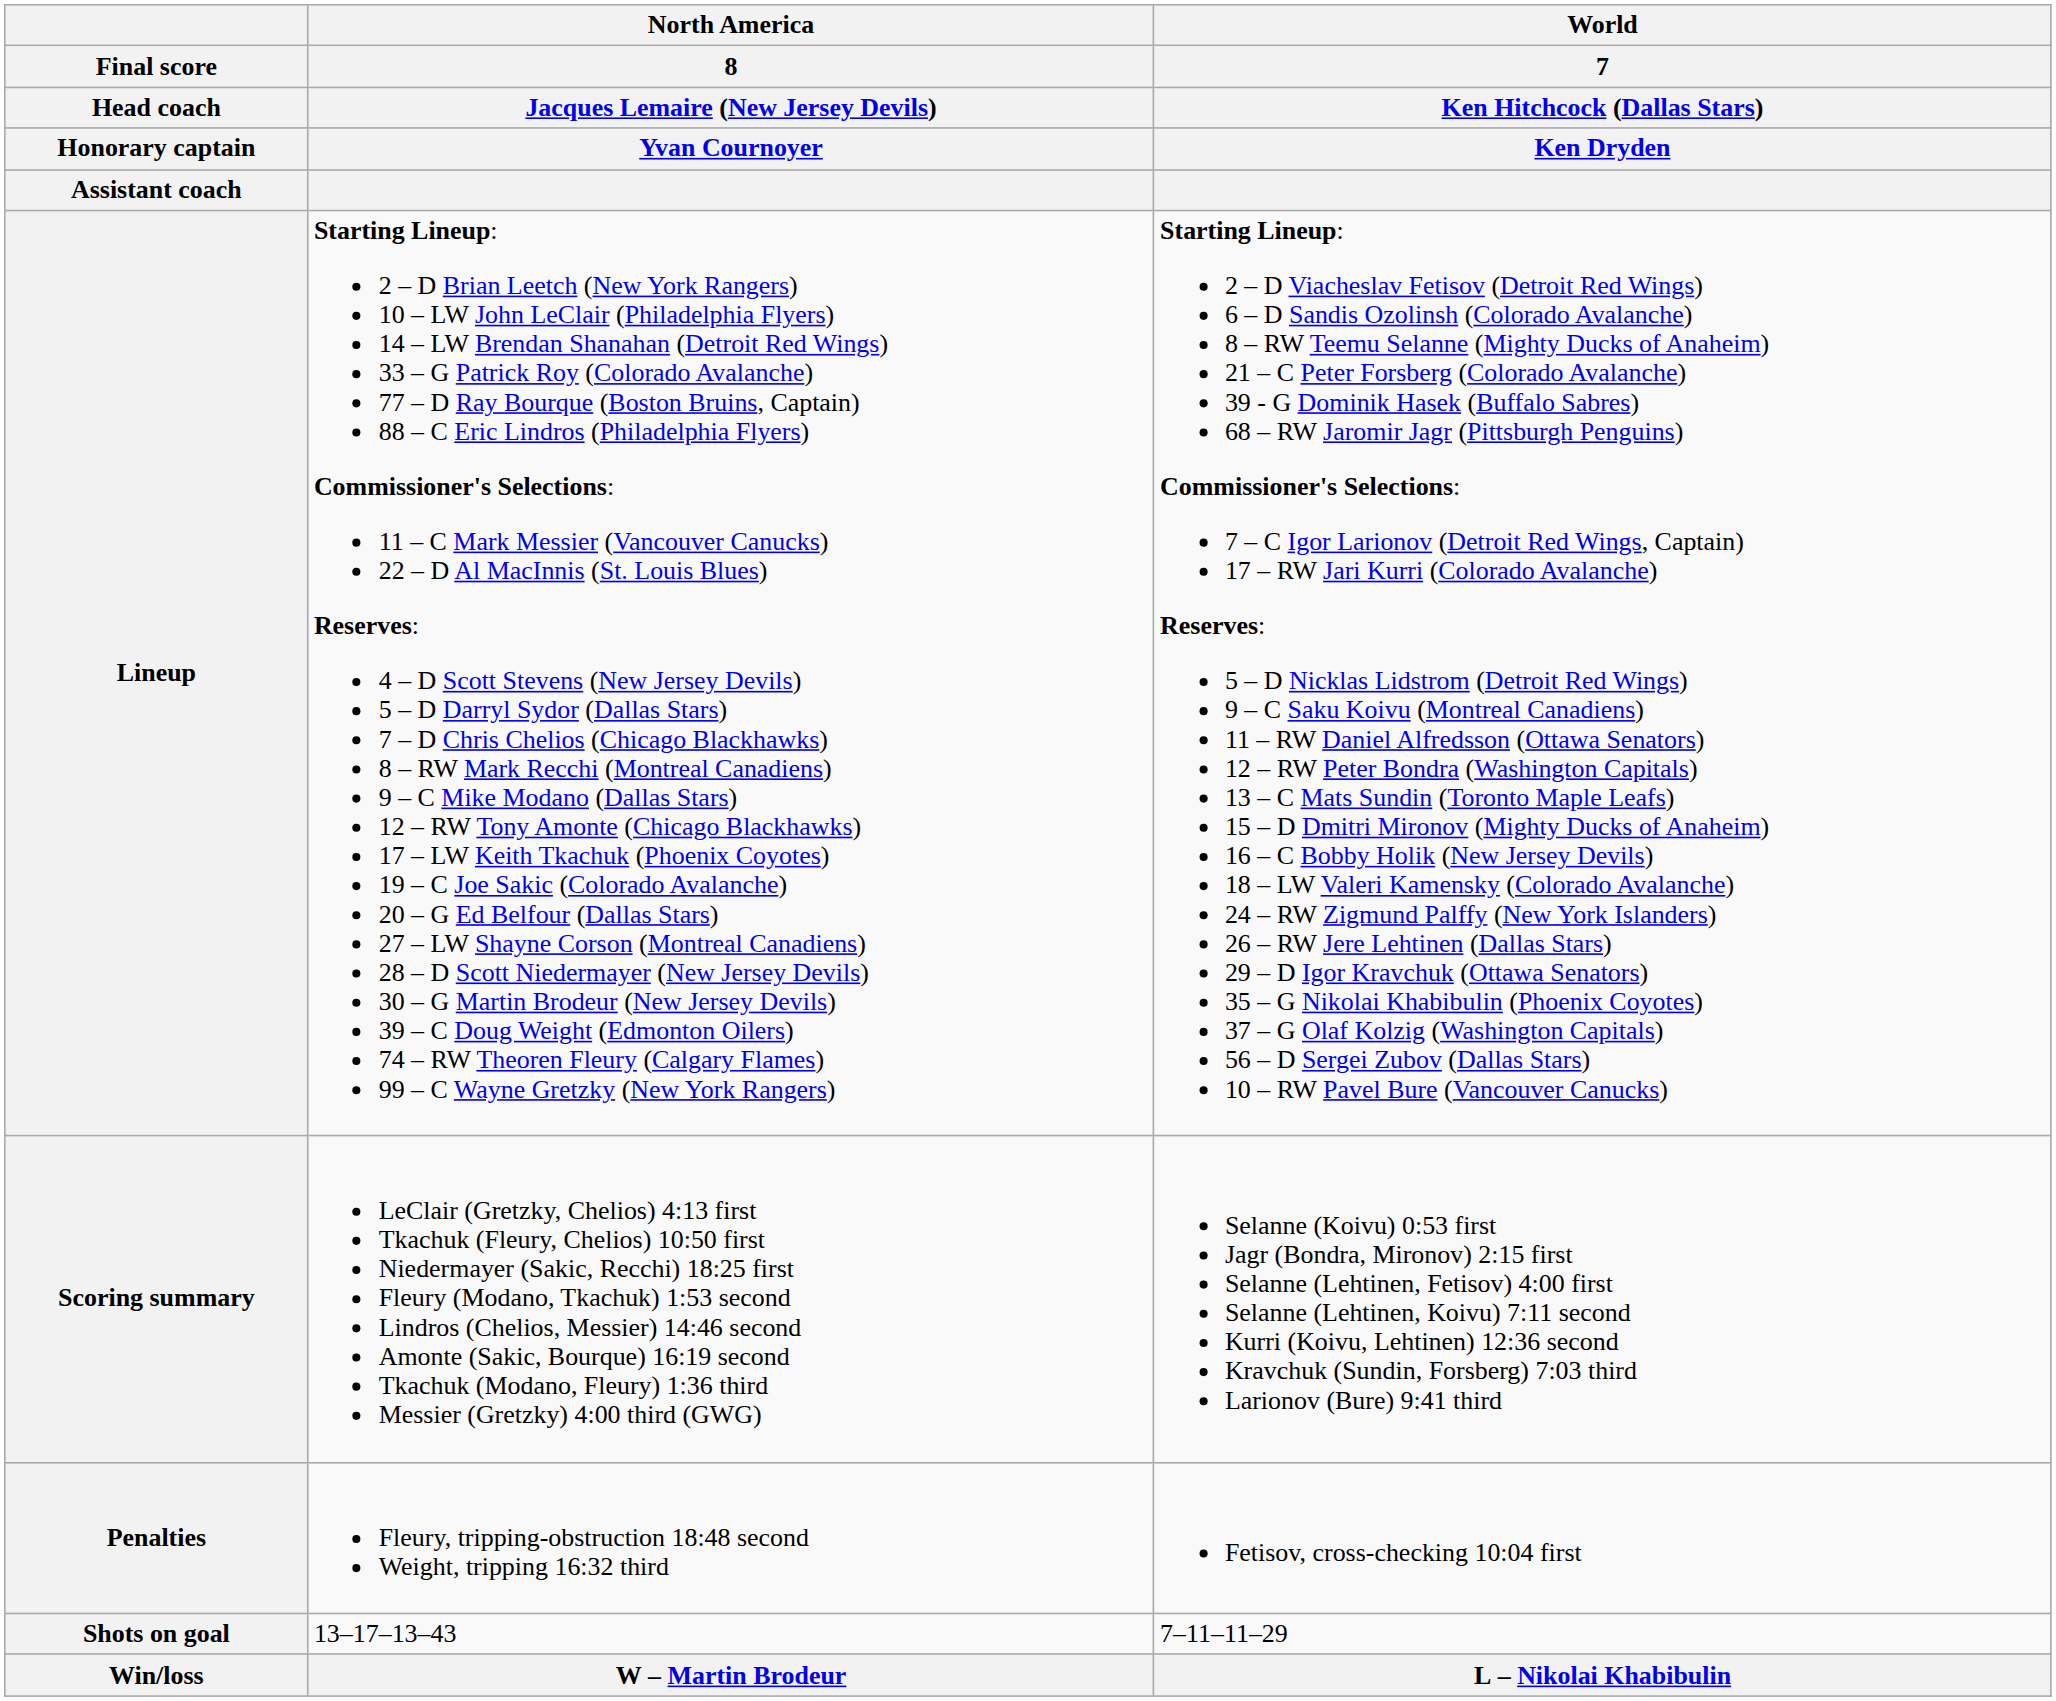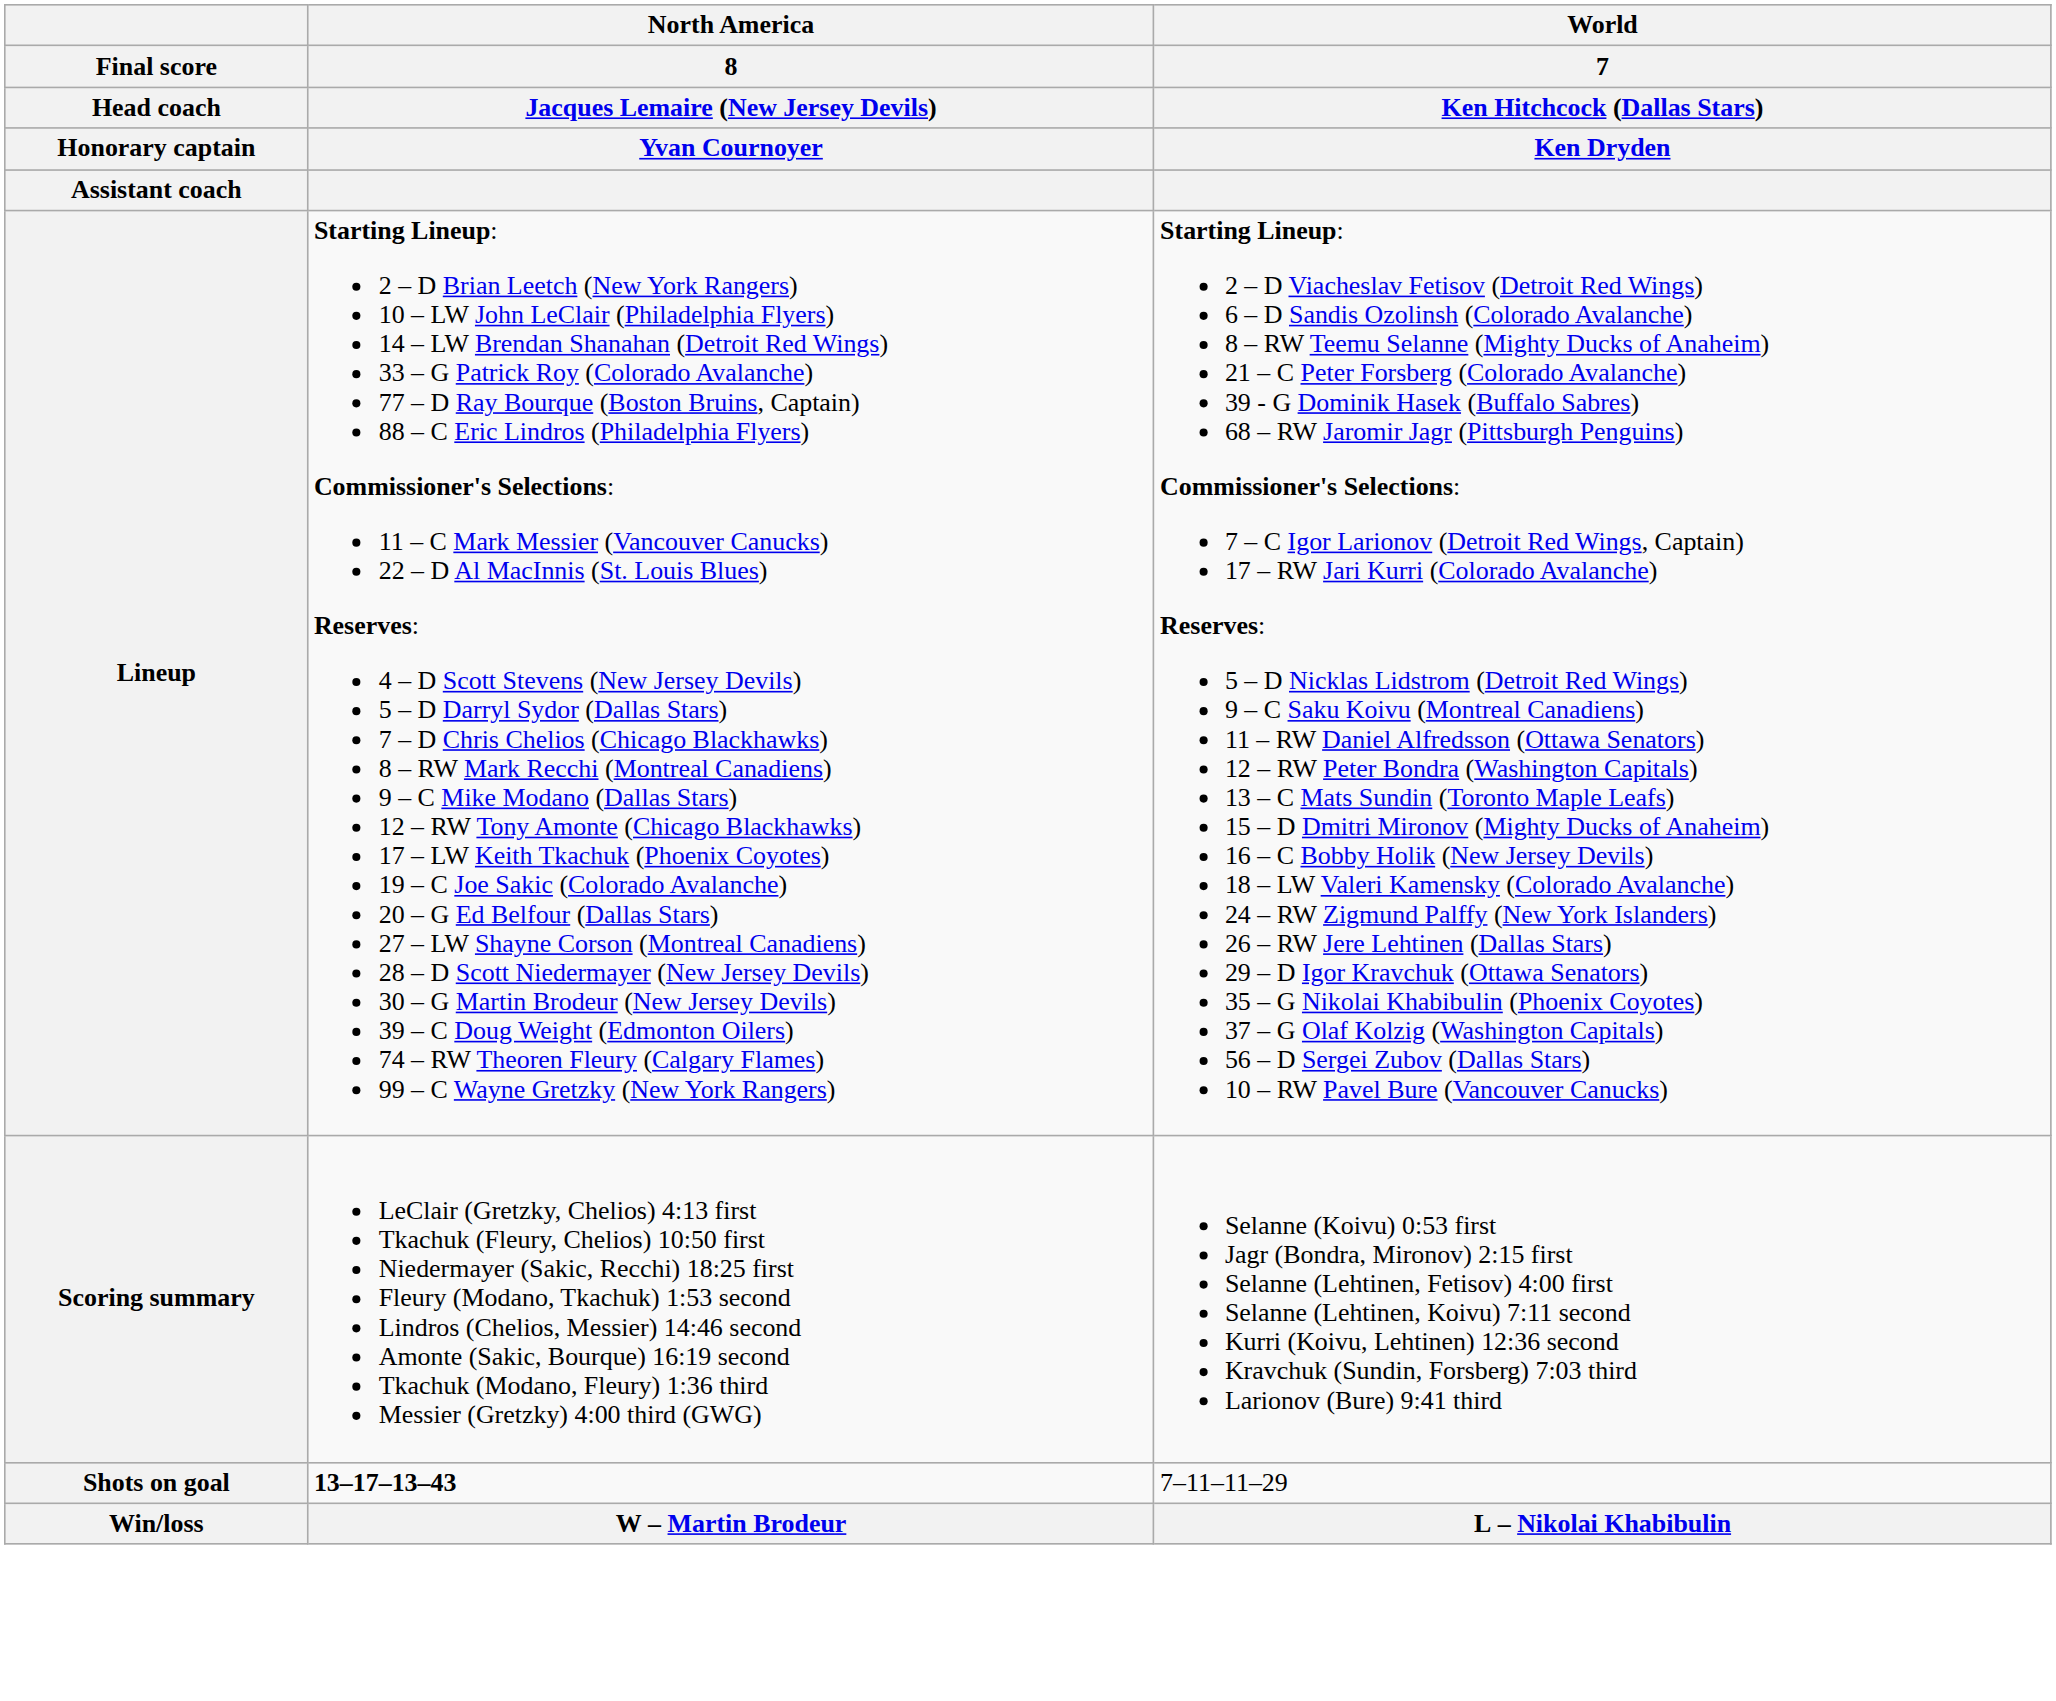- row: (156, 1537)
(385, 1633) normal -> (385, 1482) bold
